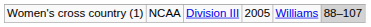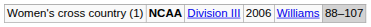(165, 13) normal -> (165, 13) bold
(257, 13) 2005 -> (259, 13) 2006
